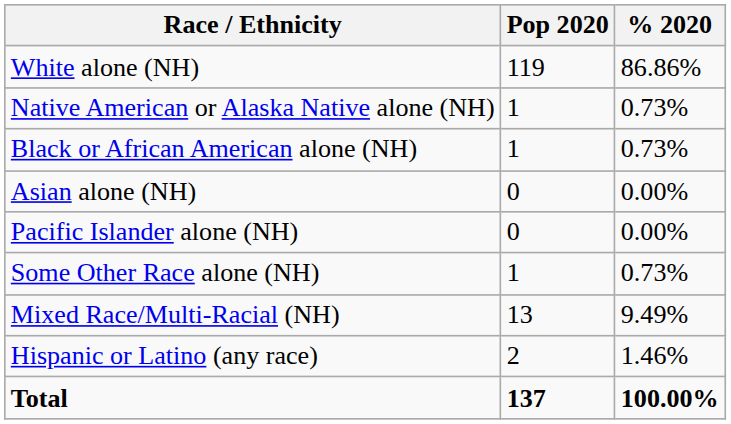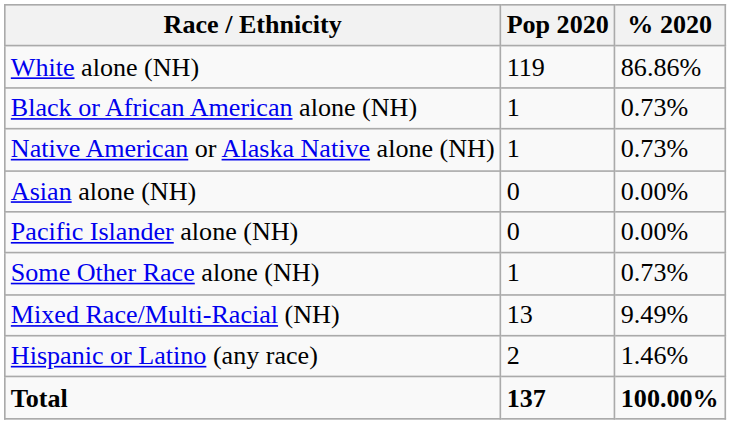rows swapped: (214, 149) <-> (253, 107)
